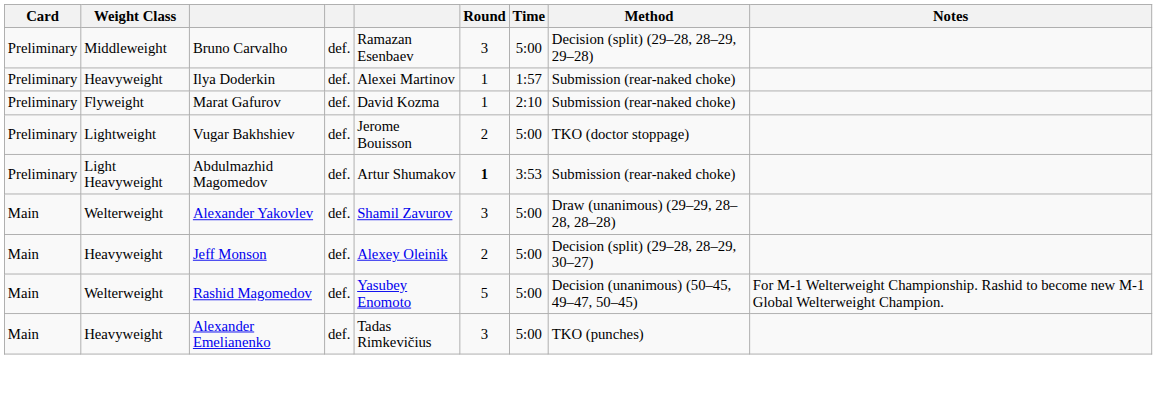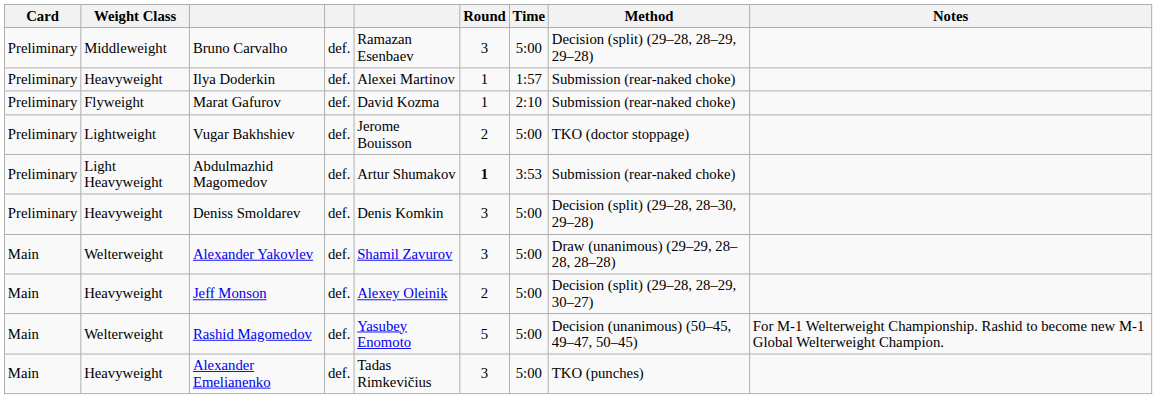+ row: (247, 214)
